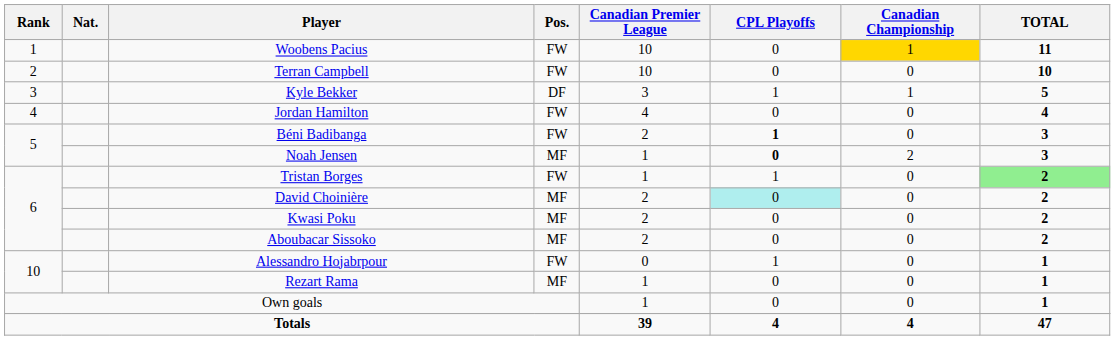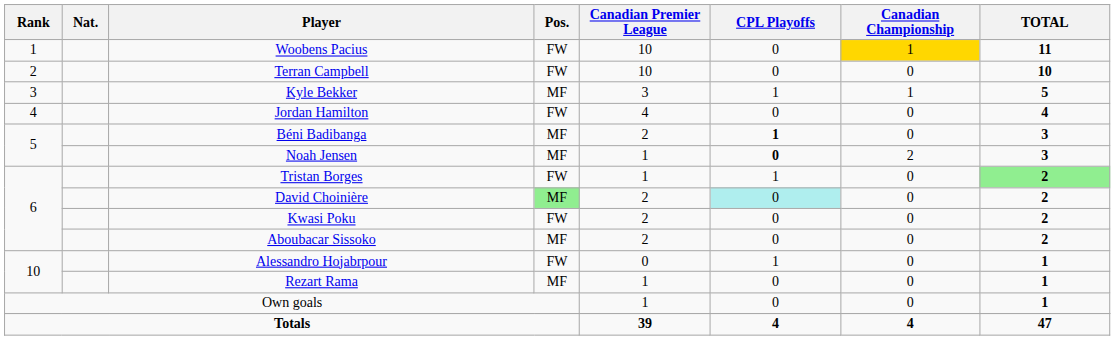(557, 92) DF -> (557, 92) MF
(557, 134) FW -> (557, 134) MF
(557, 197) no background -> (557, 197) lightgreen background
(557, 218) MF -> (557, 218) FW
